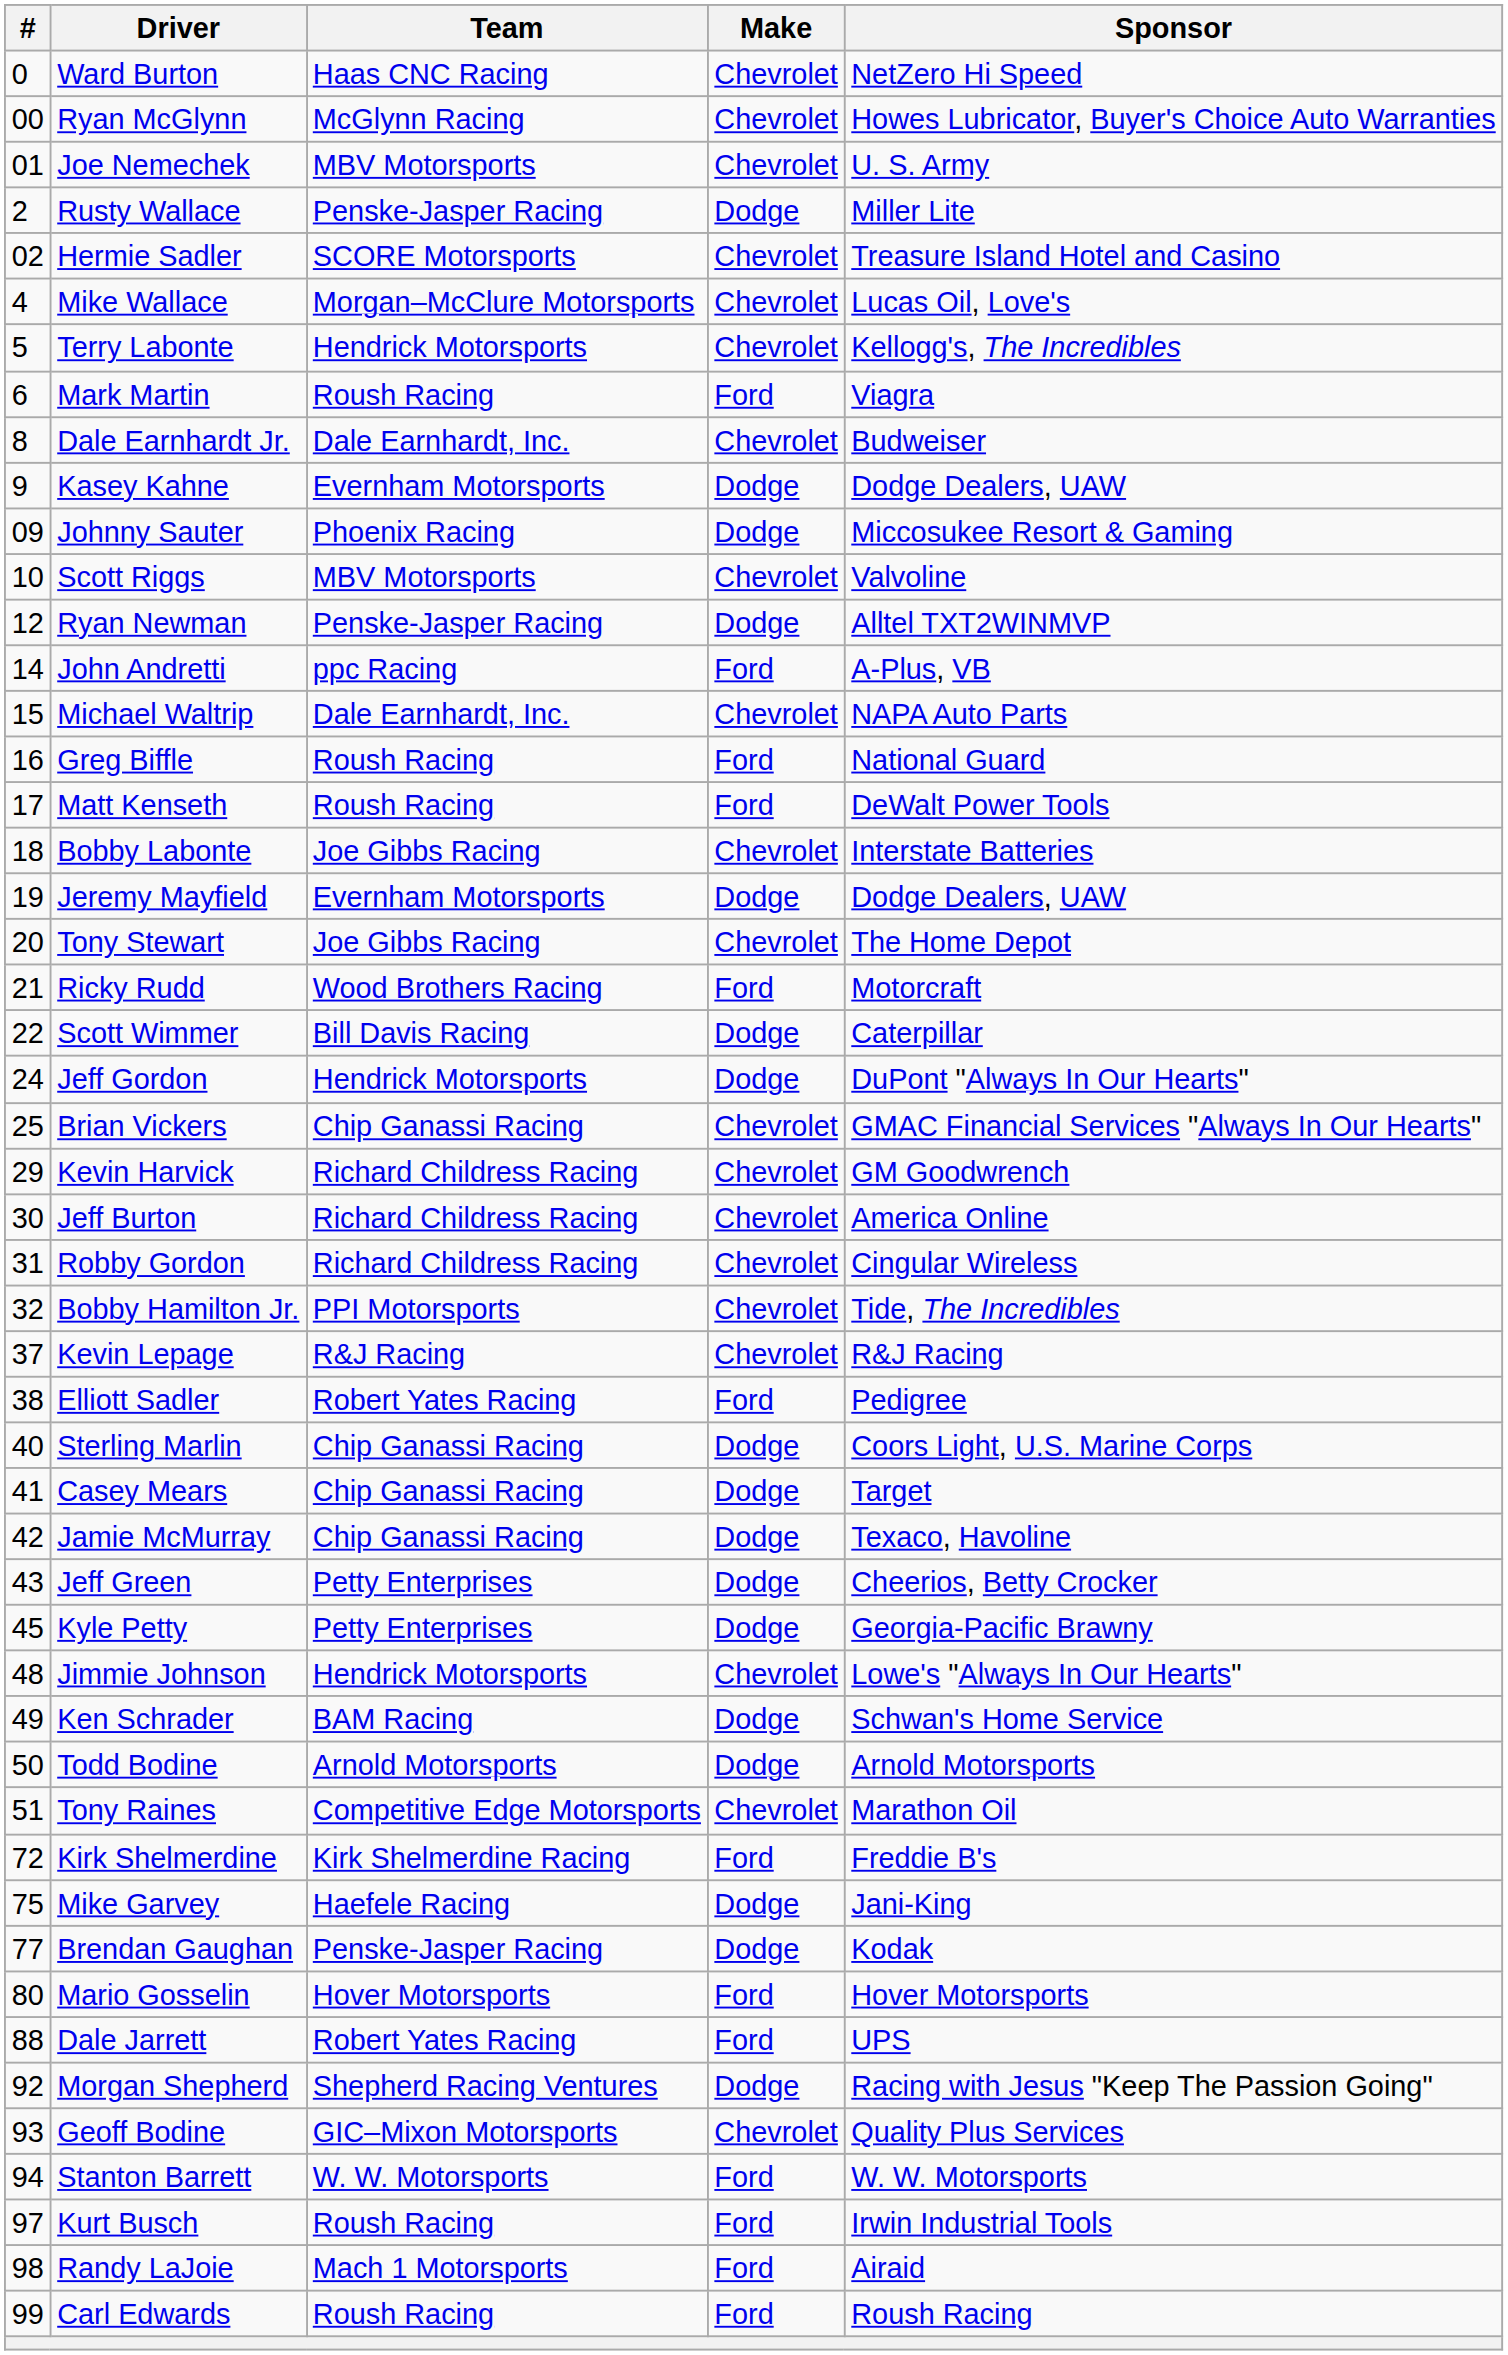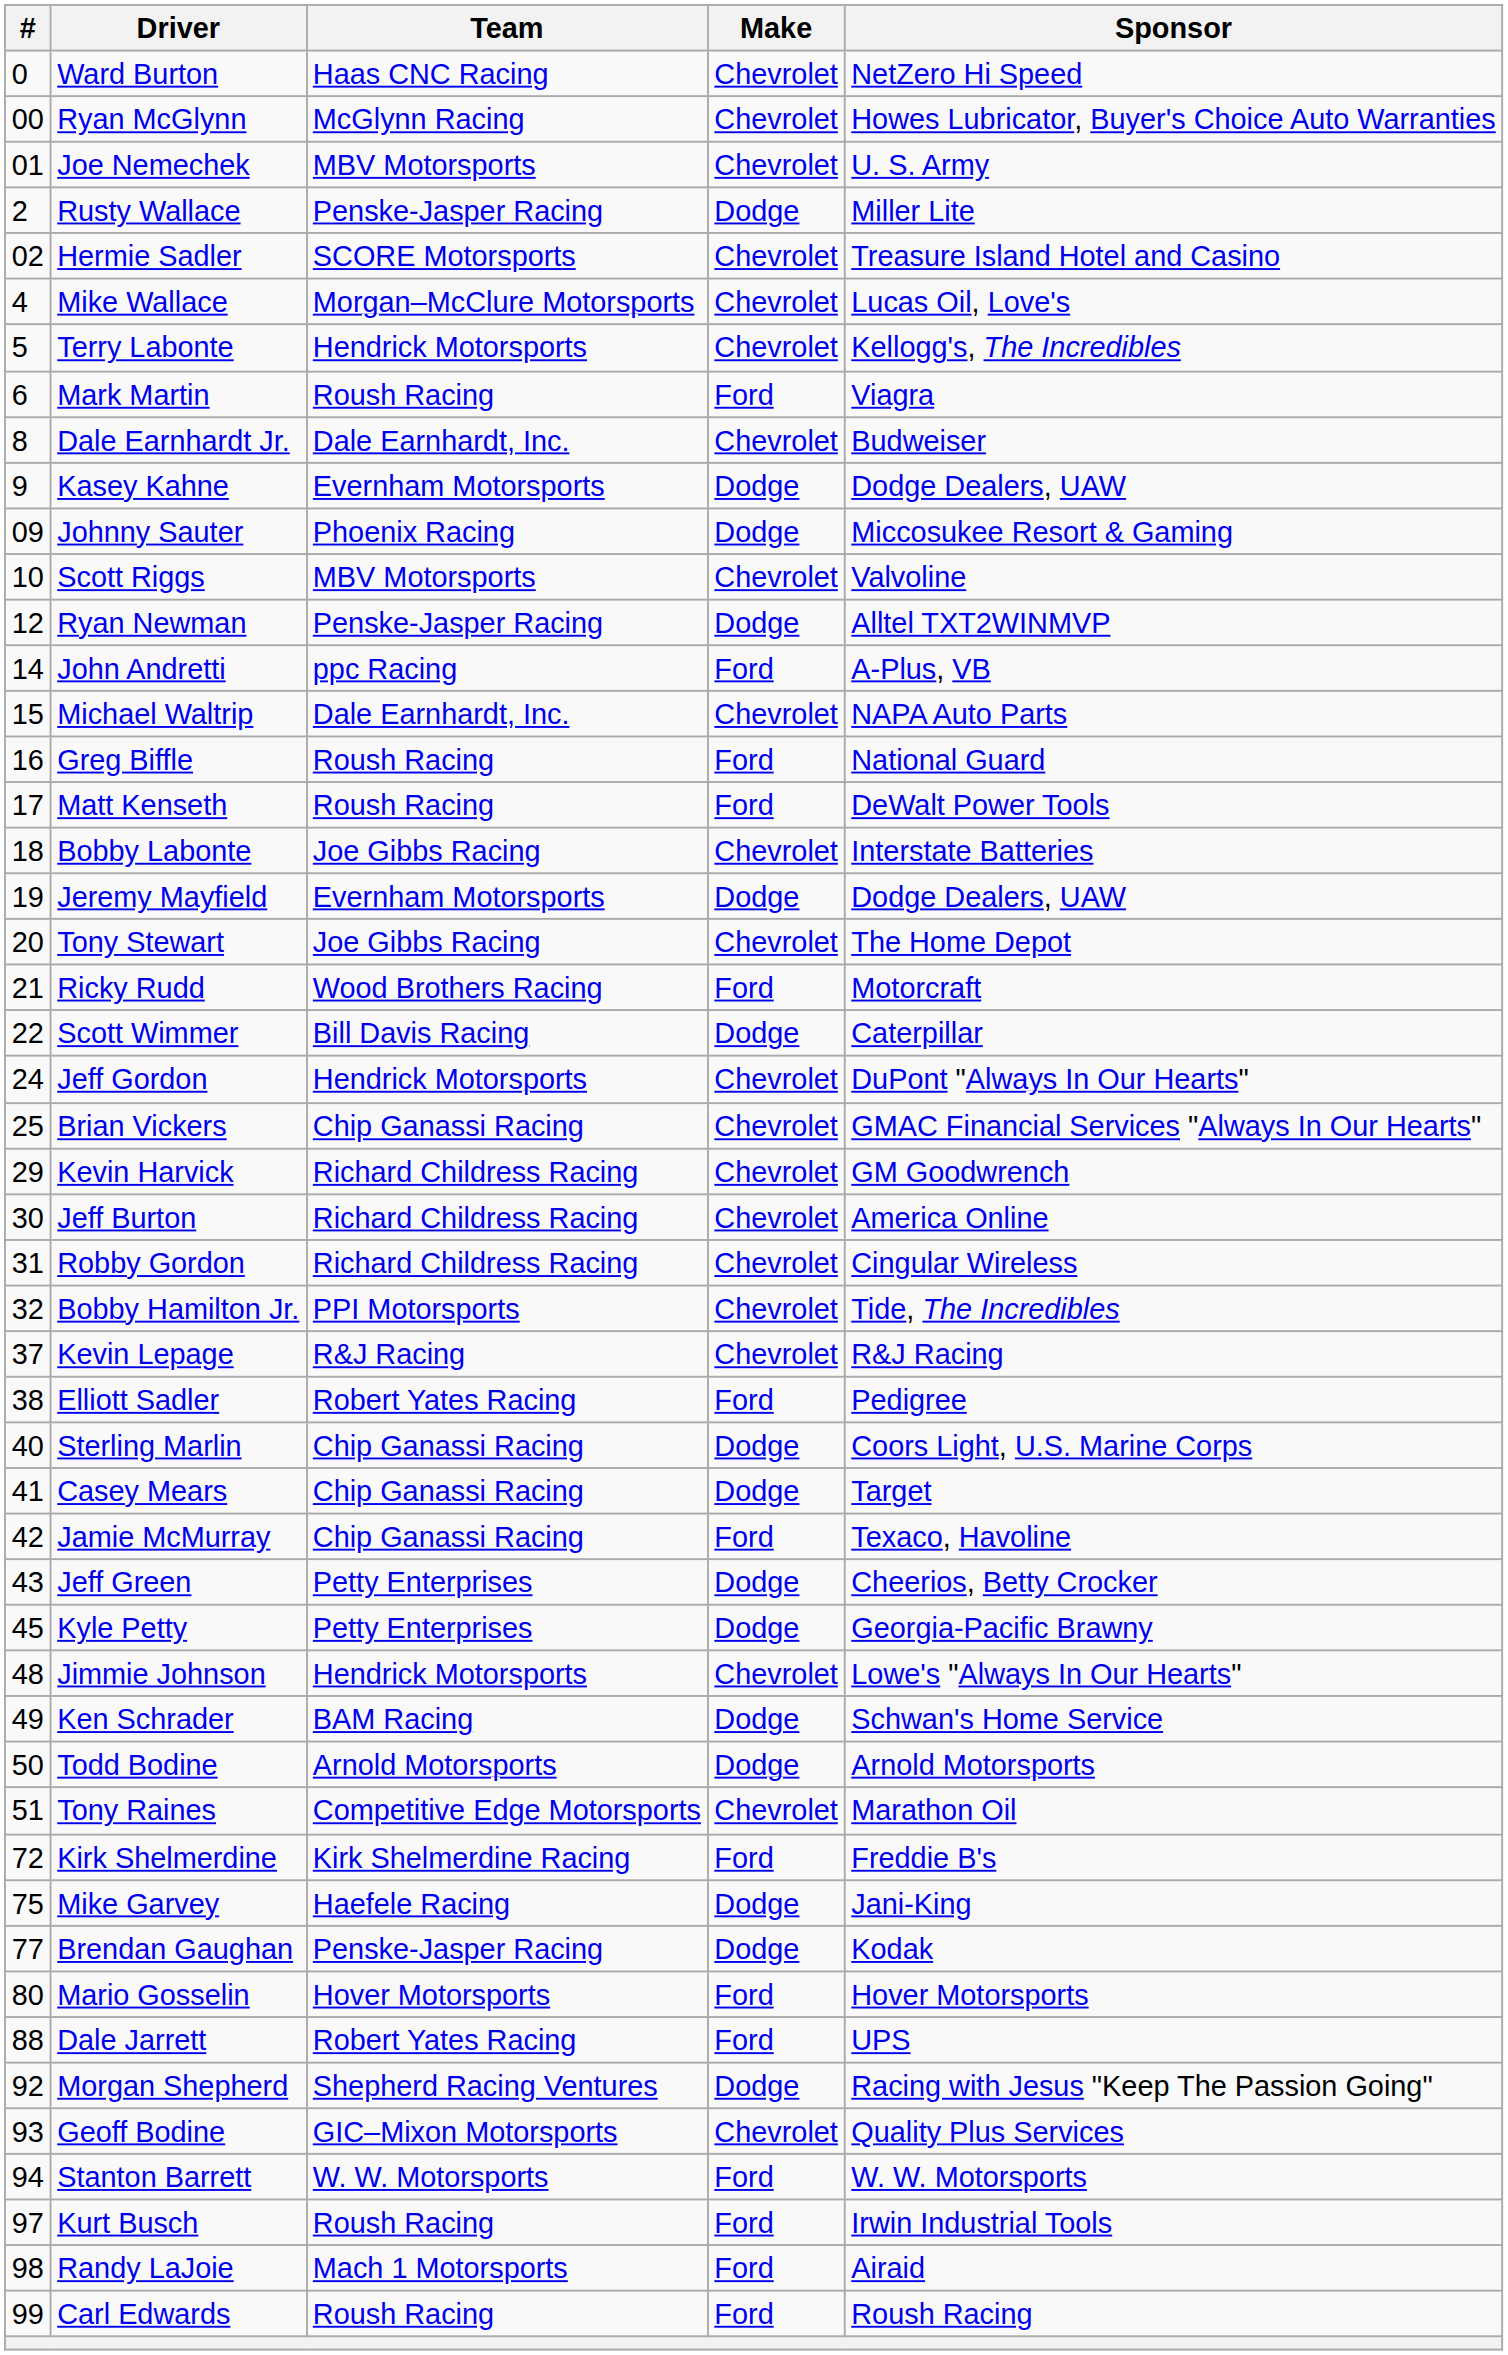(757, 1080) Dodge -> (776, 1080) Chevrolet
(757, 1537) Dodge -> (744, 1537) Ford
